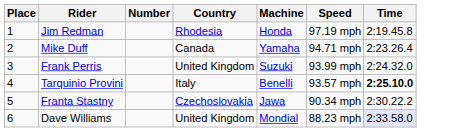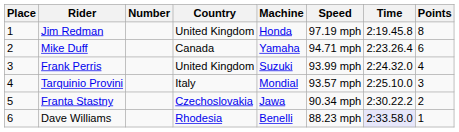+ column: (435, 13)
(199, 31) Rhodesia -> (215, 31) United Kingdom
(276, 84) Benelli -> (279, 84) Mondial
(390, 84) bold -> (389, 84) normal
(215, 119) United Kingdom -> (199, 119) Rhodesia
(279, 119) Mondial -> (276, 119) Benelli
